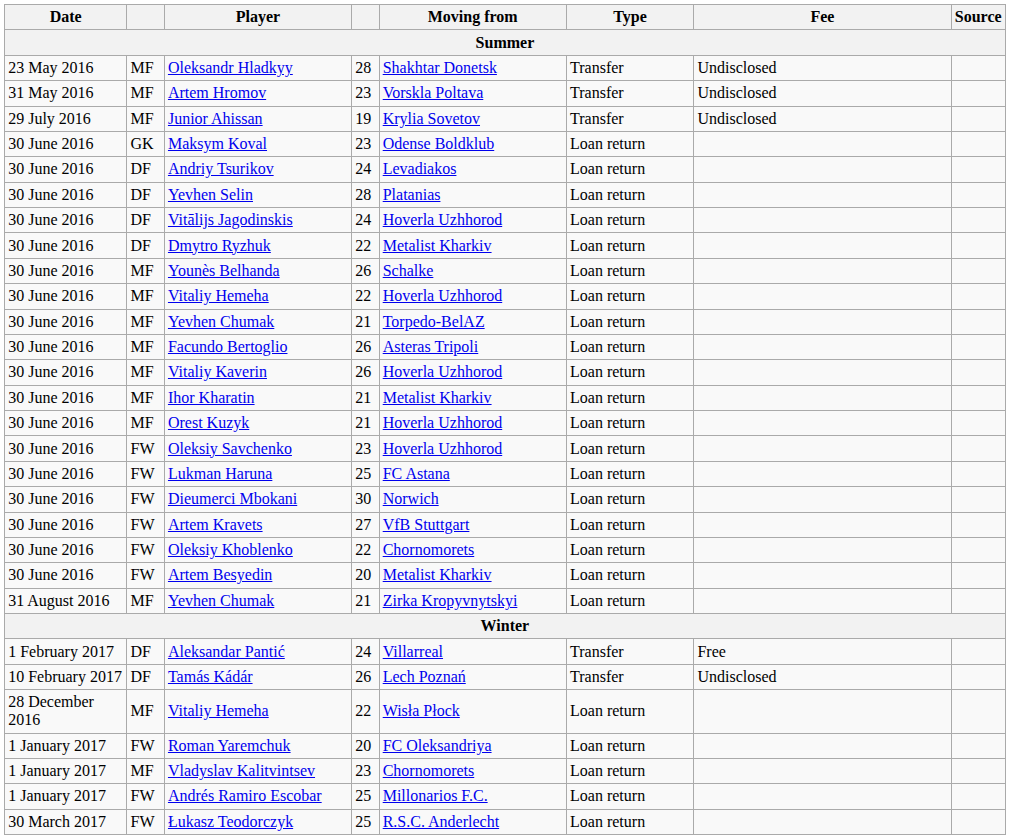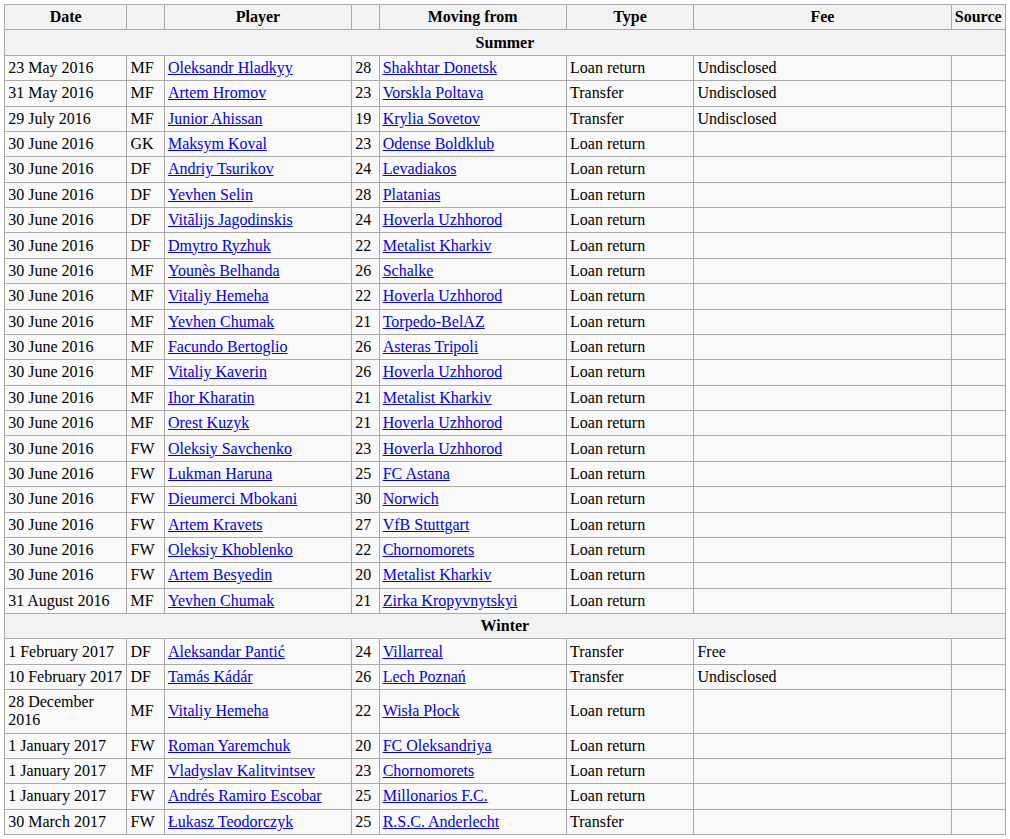(597, 67) Transfer -> (608, 67) Loan return
(608, 821) Loan return -> (597, 821) Transfer
